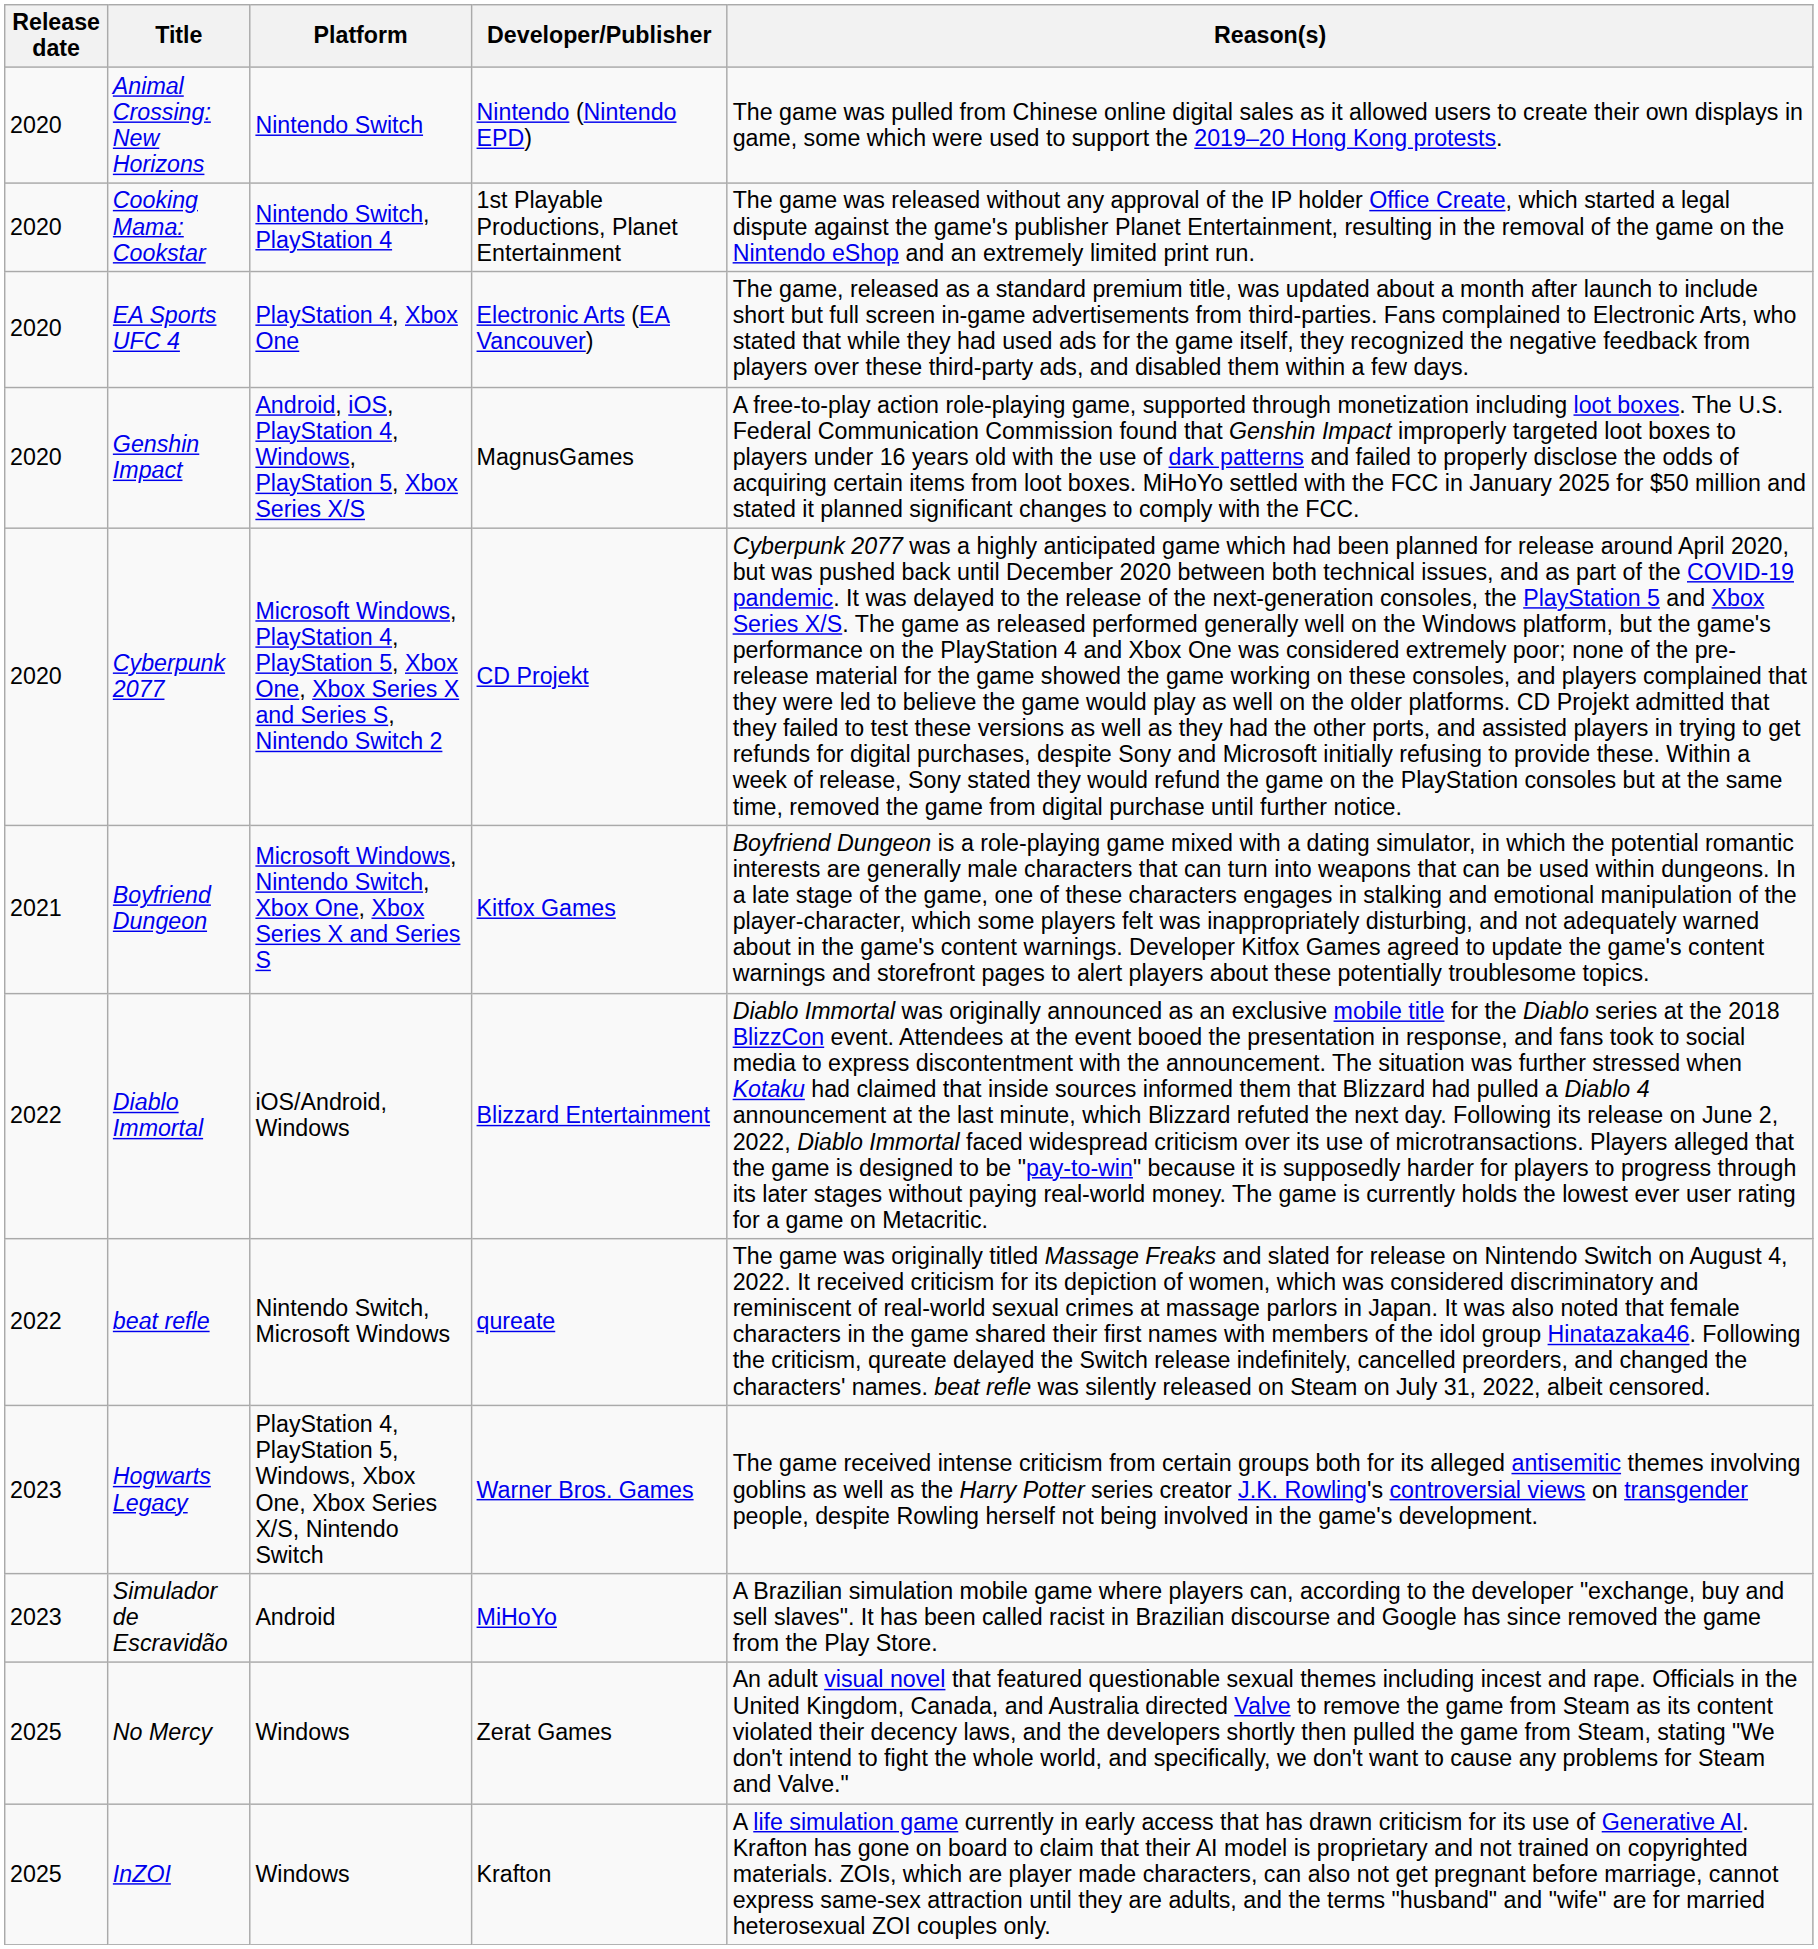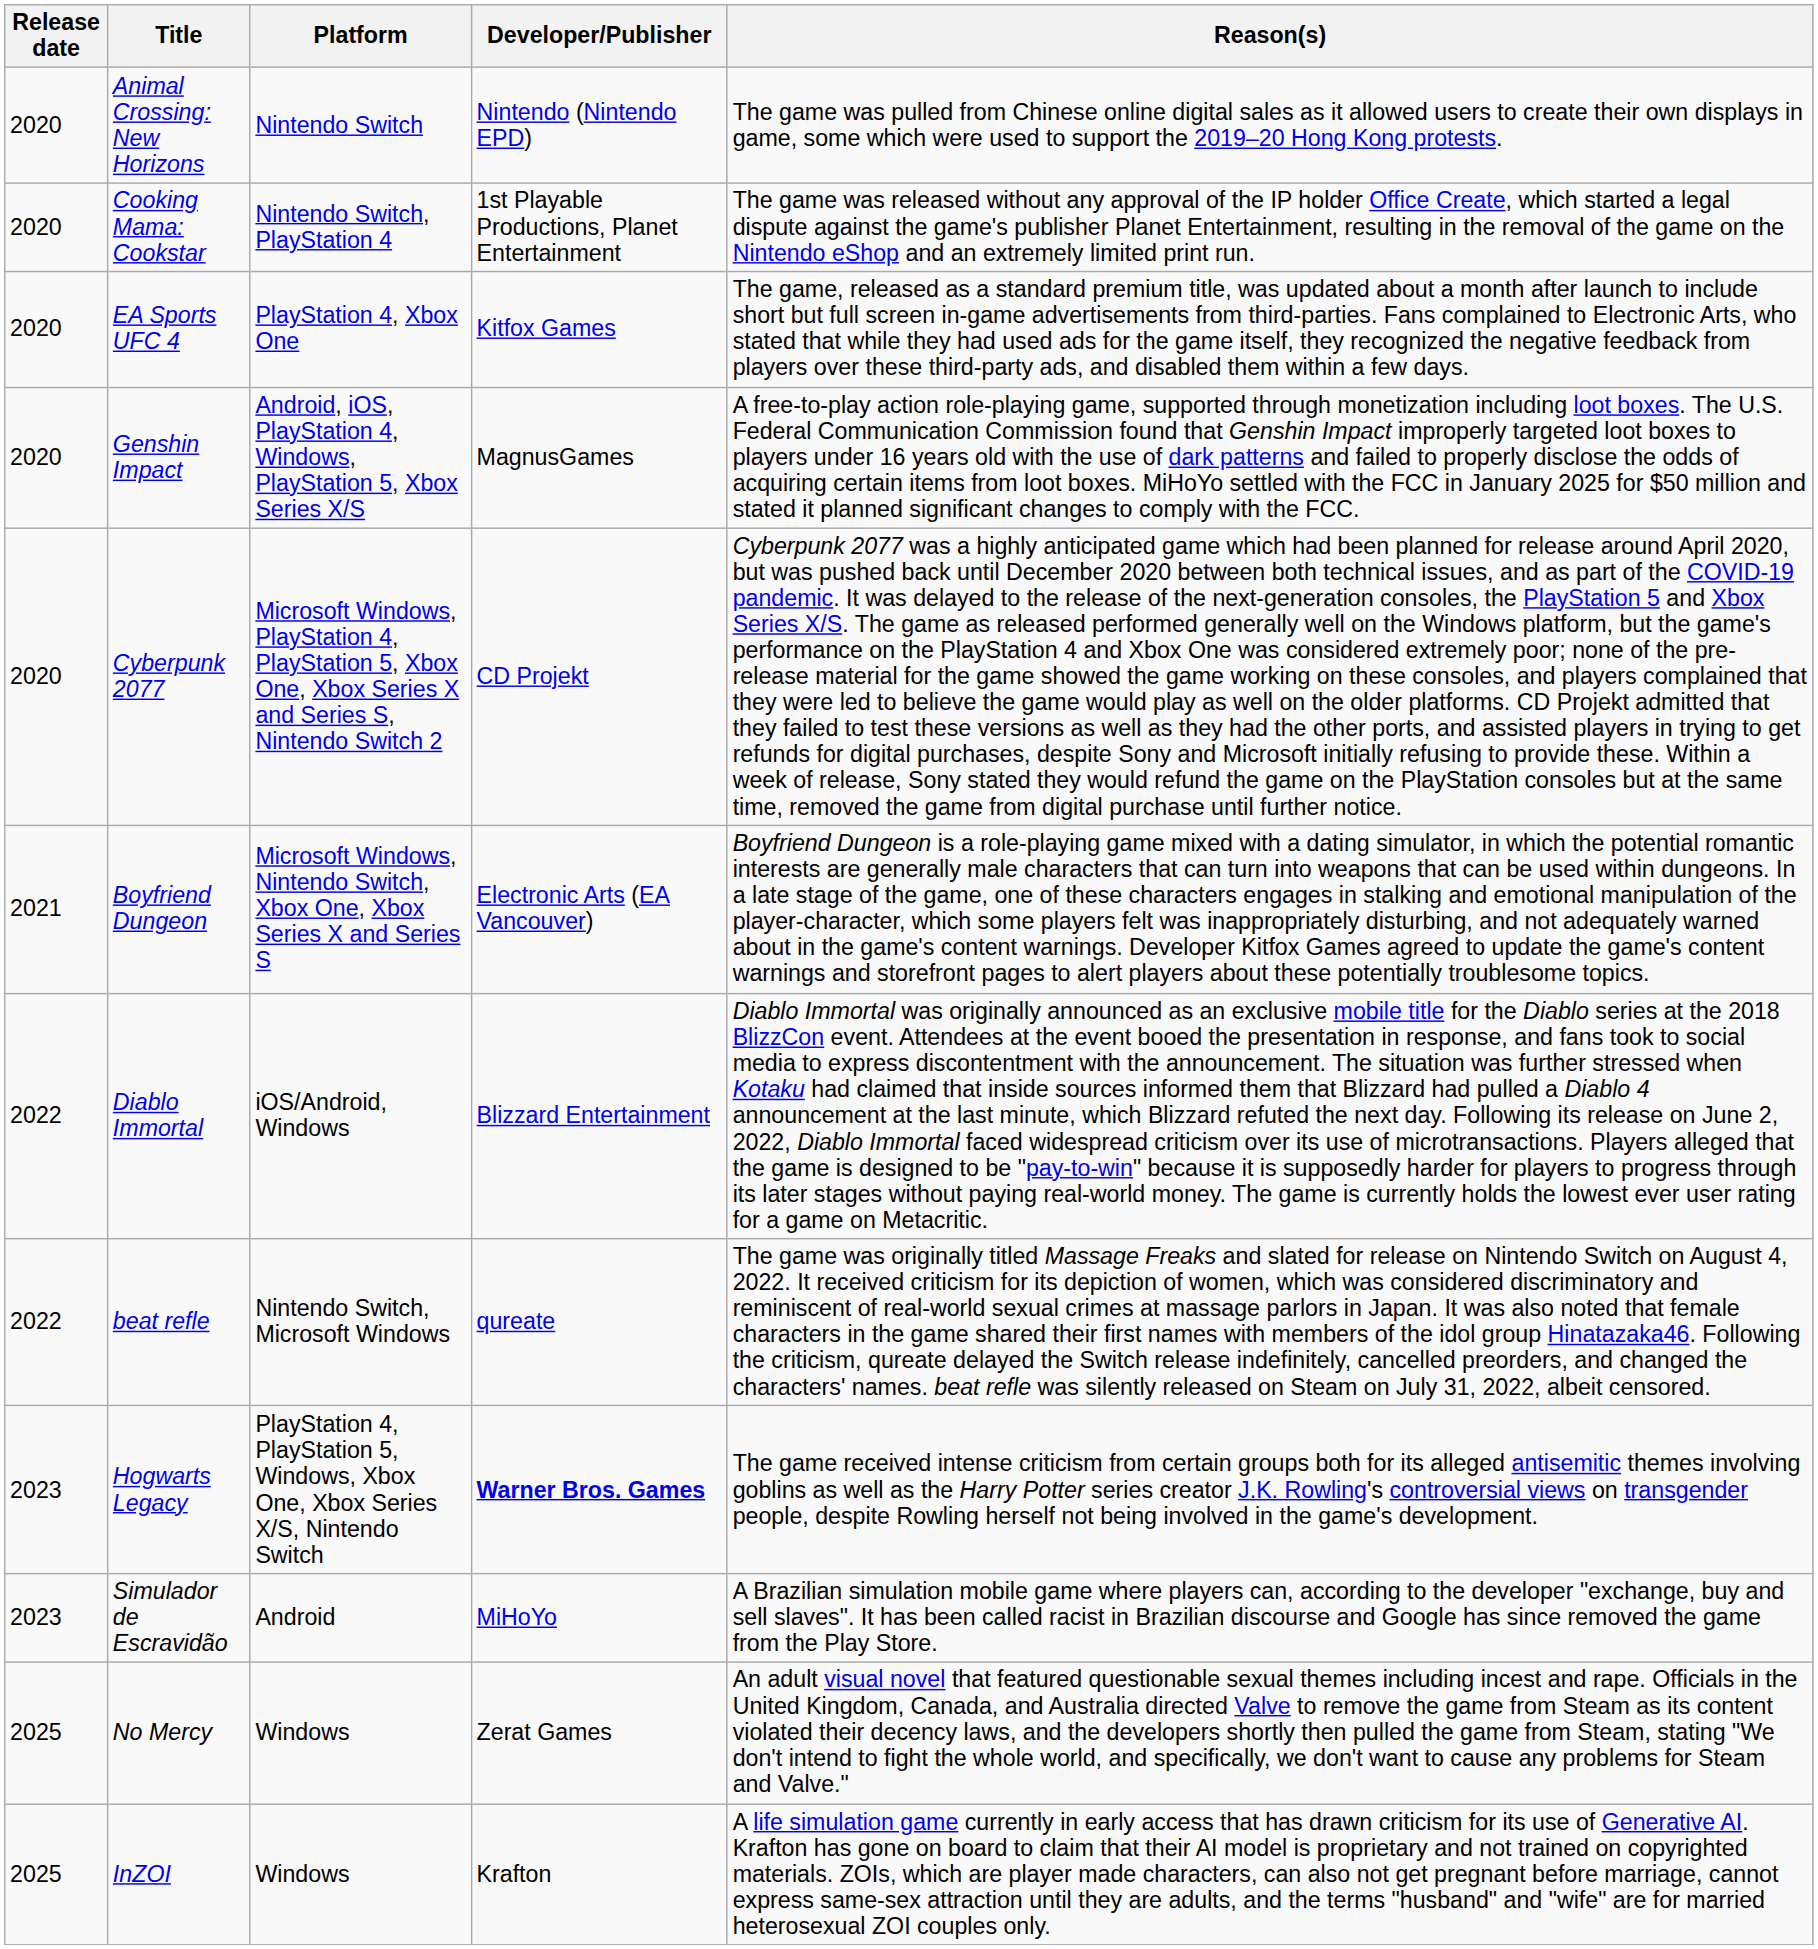(573, 329) Electronic Arts (EA Vancouver) -> (546, 329) Kitfox Games
(546, 909) Kitfox Games -> (573, 909) Electronic Arts (EA Vancouver)
(585, 1489) normal -> (591, 1489) bold
